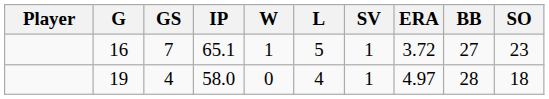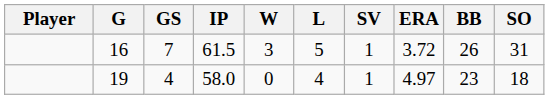(219, 49) 65.1 -> (219, 49) 61.5
(269, 49) 1 -> (269, 49) 3
(469, 49) 27 -> (469, 49) 26
(519, 49) 23 -> (519, 49) 31
(469, 79) 28 -> (469, 79) 23
